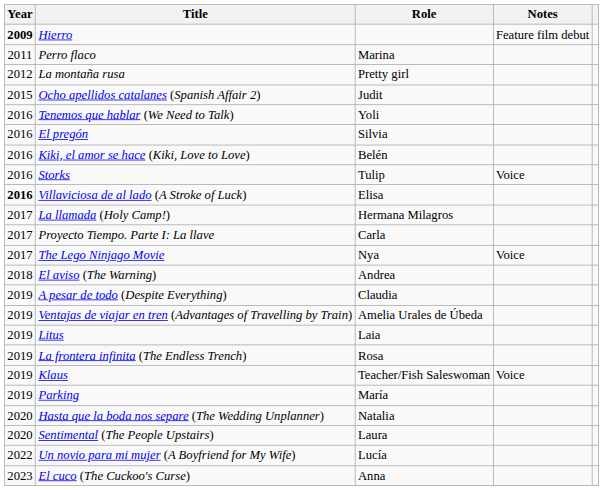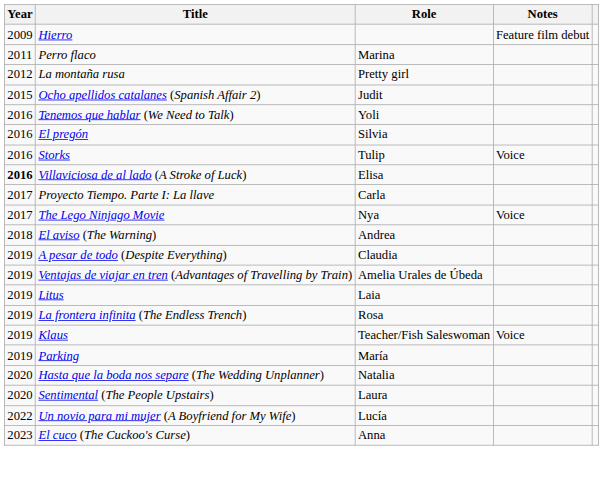(20, 34) bold -> (20, 34) normal
- row: (144, 154)
- row: (104, 214)
